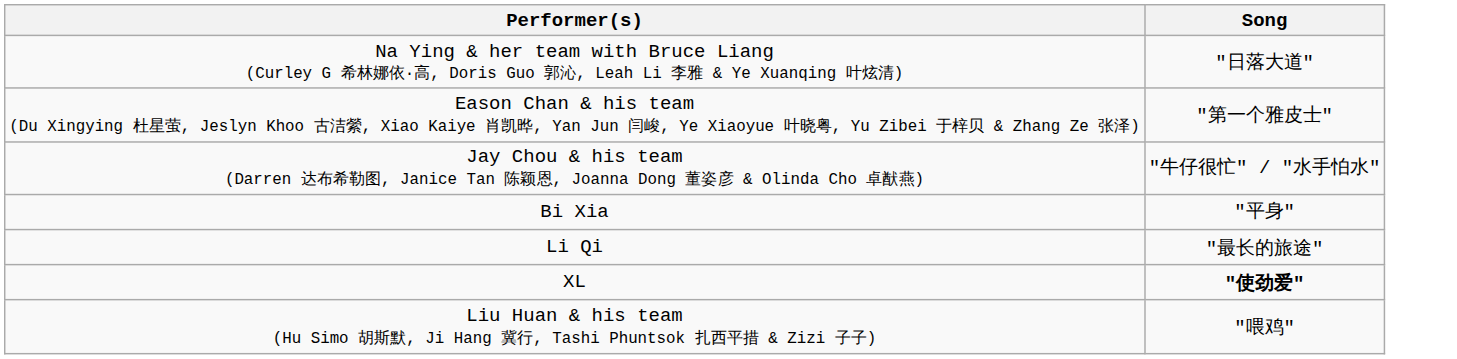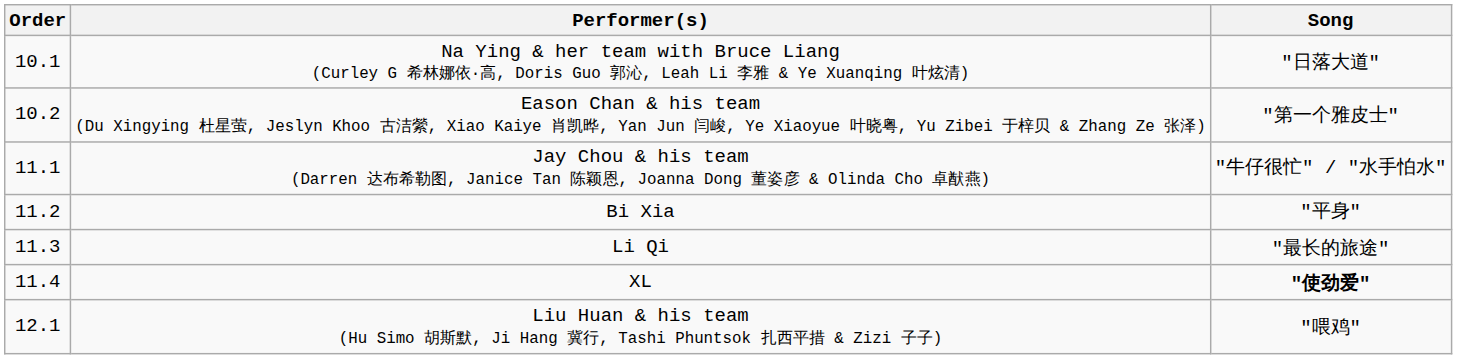+ column: (38, 20)
